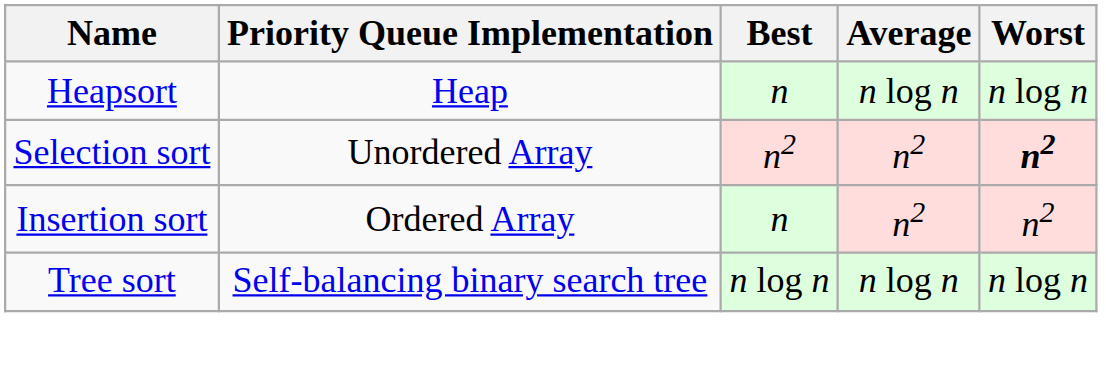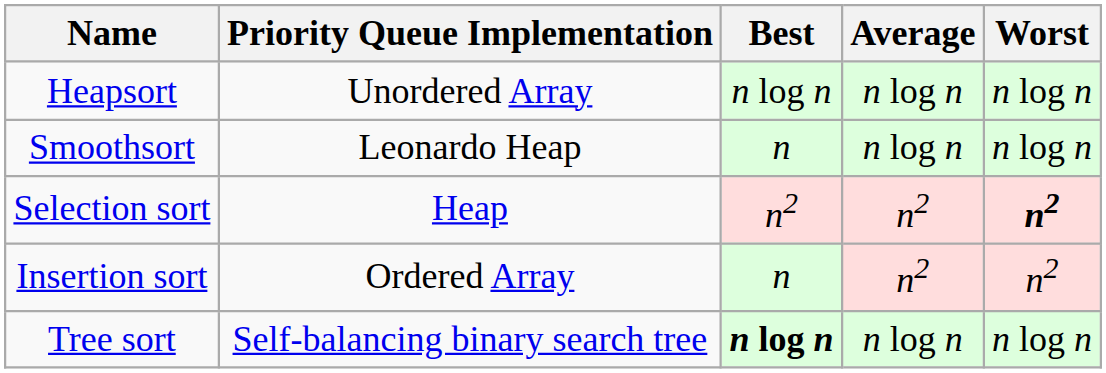(470, 90) Heap -> (470, 90) Unordered Array
(780, 90) n -> (782, 90) n log n
+ row: (112, 147)
(470, 152) Unordered Array -> (470, 209) Heap
(780, 280) normal -> (782, 337) bold
